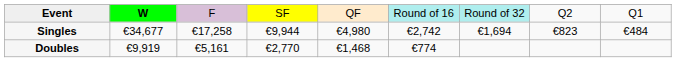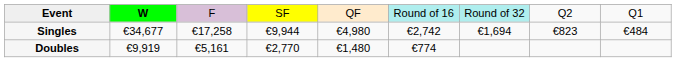(353, 49) €1,468 -> (353, 49) €1,480
